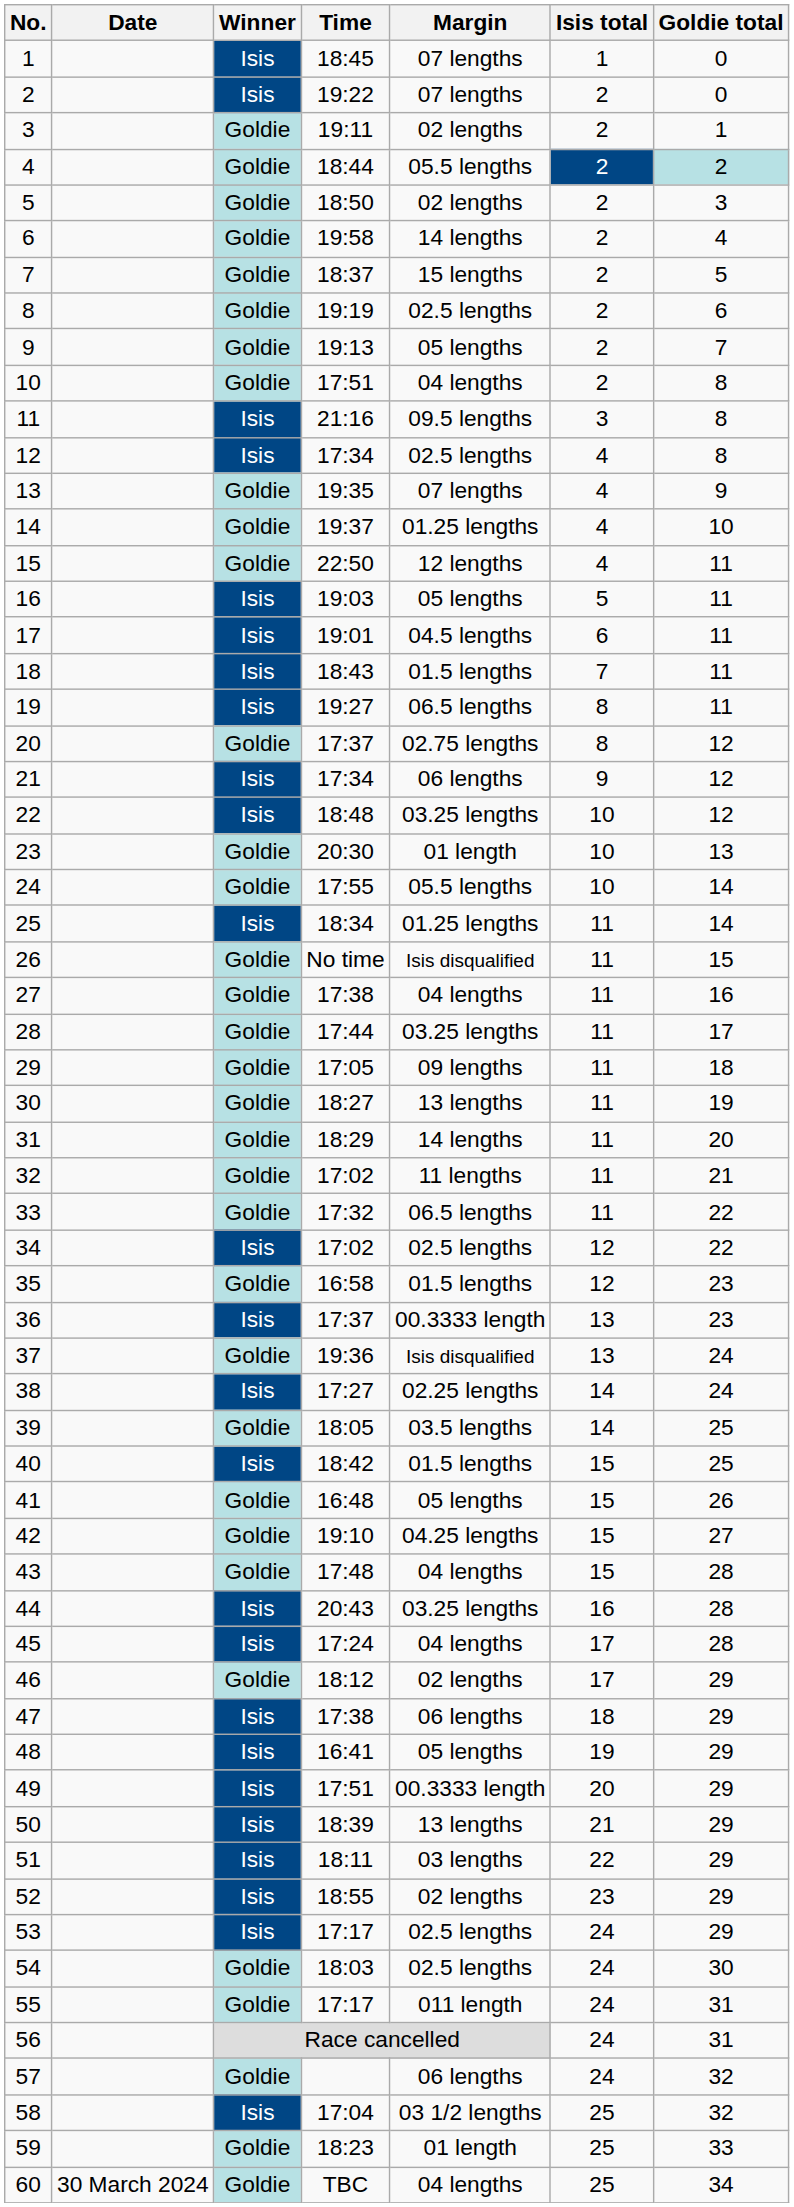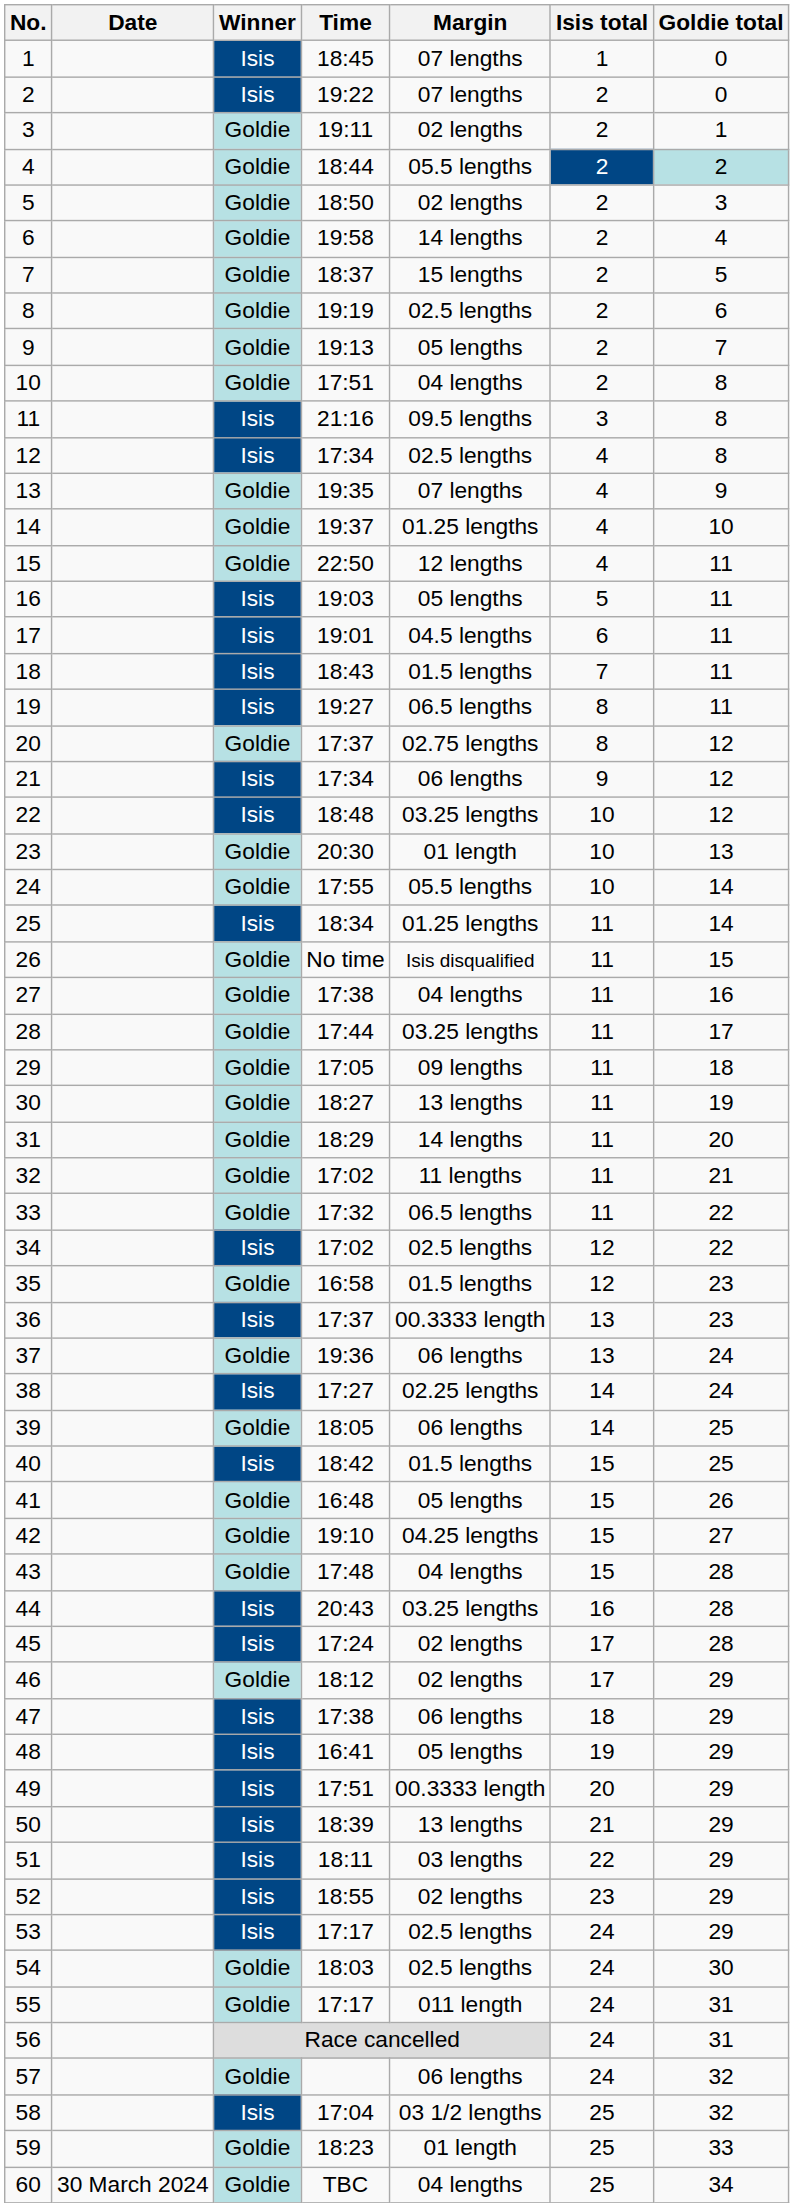(470, 1357) Isis disqualified -> (470, 1355) 06 lengths
(470, 1427) 03.5 lengths -> (470, 1427) 06 lengths
(470, 1643) 04 lengths -> (470, 1643) 02 lengths
